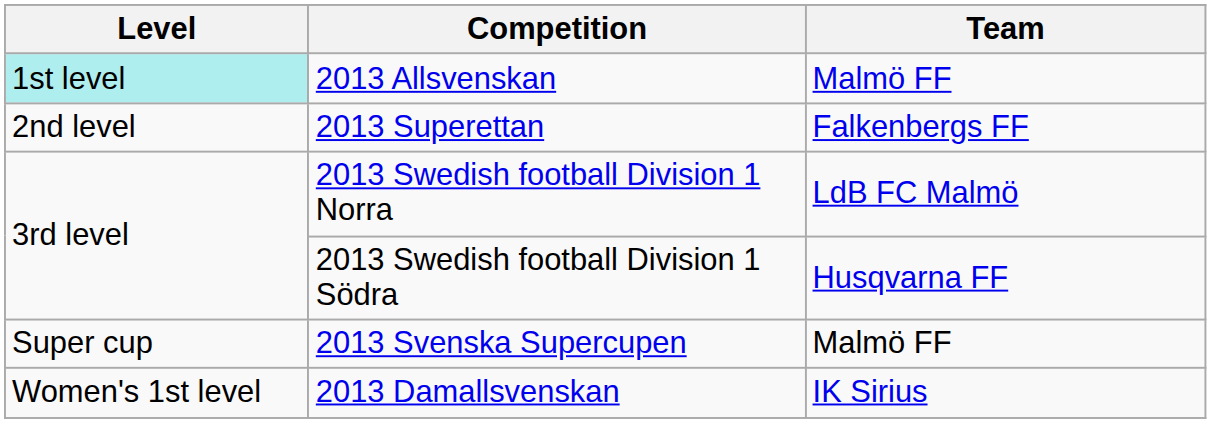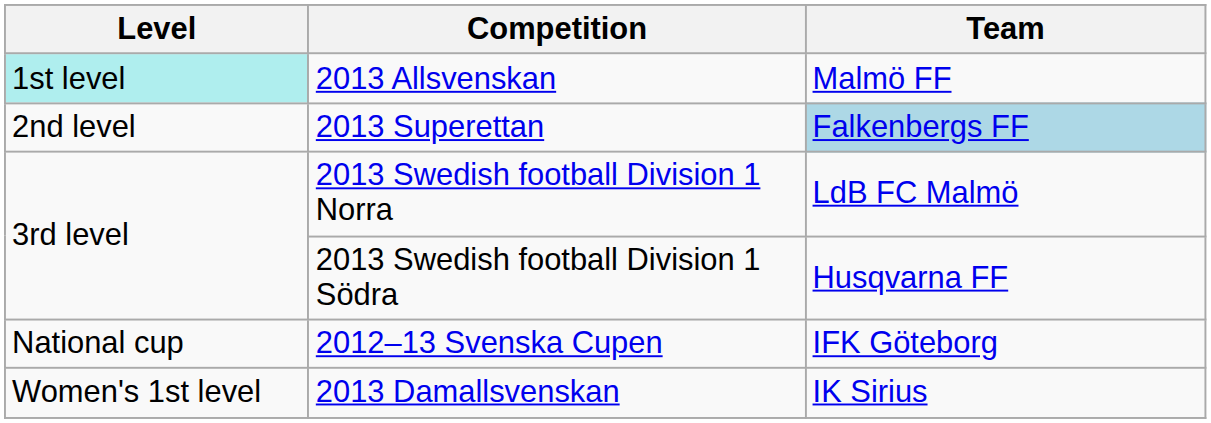(921, 126) no background -> (921, 126) lightblue background
+ row: (489, 343)
- row: (501, 343)
